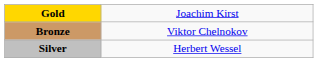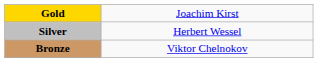rows swapped: (53, 48) <-> (53, 31)
